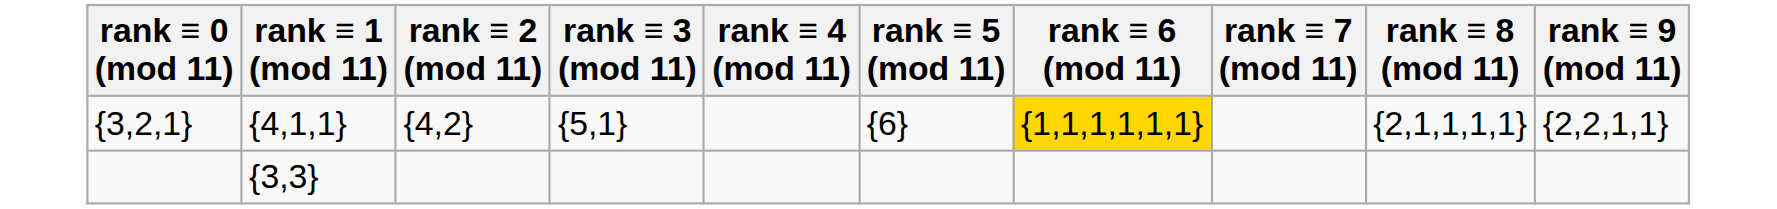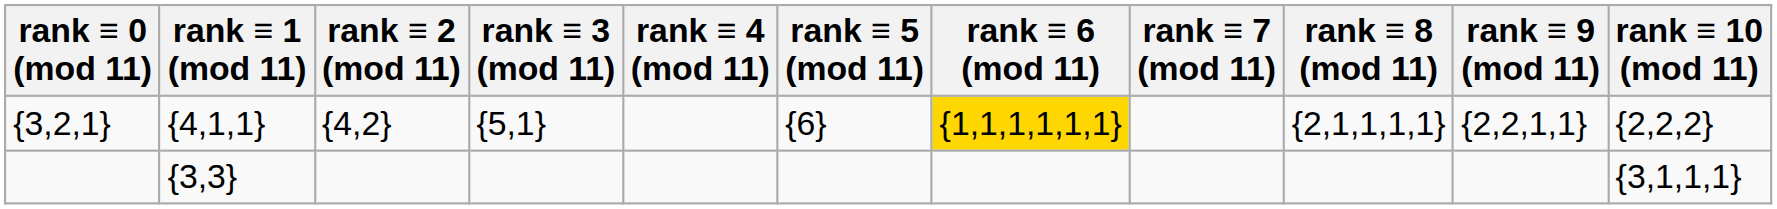+ column: (1689, 50)
